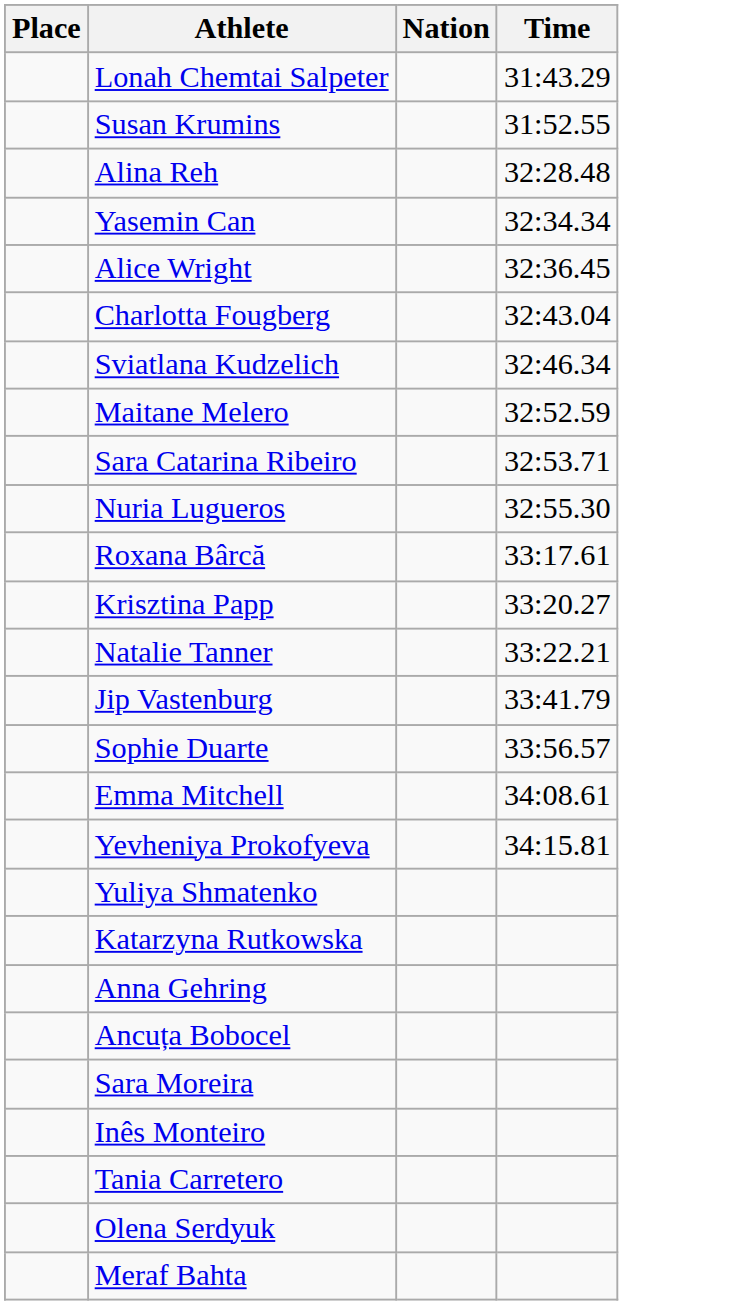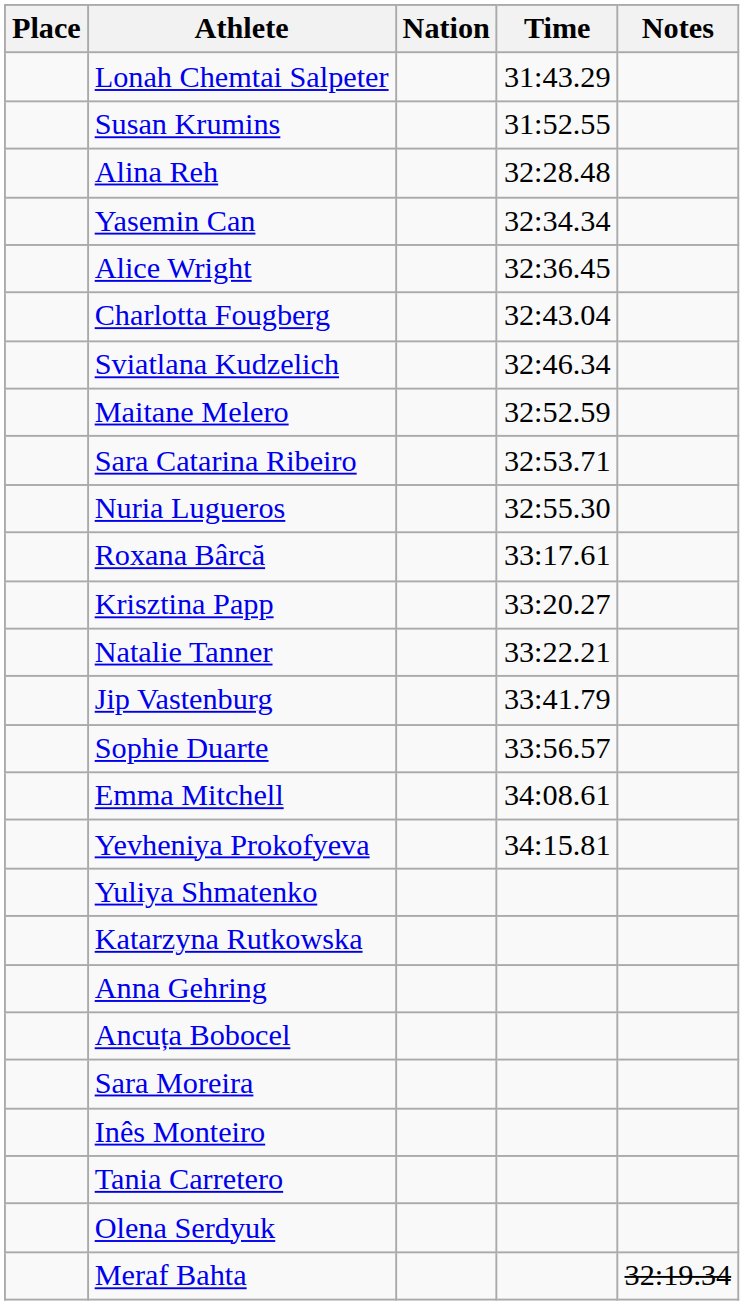+ column: (678, 28)
